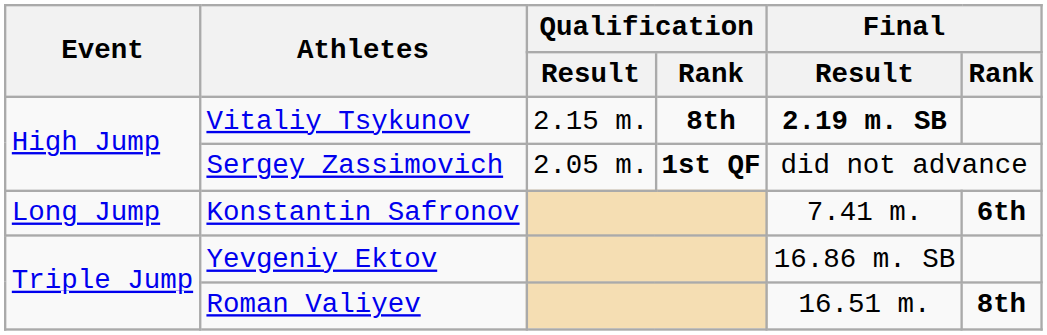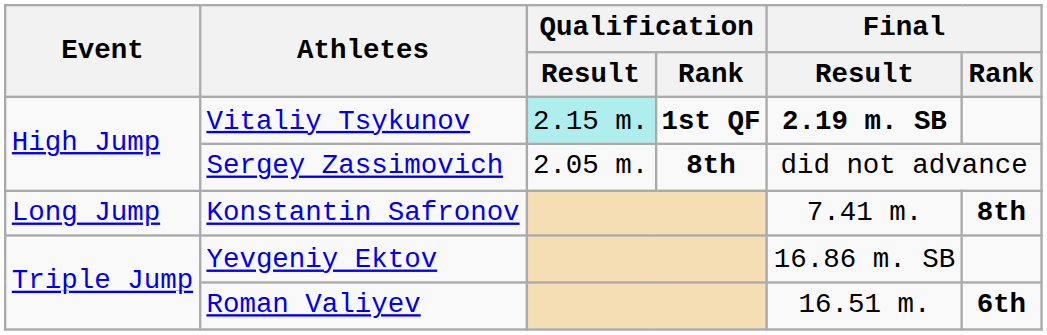(591, 120) no background -> (591, 120) paleturquoise background
(711, 120) 8th -> (711, 120) 1st QF
(711, 167) 1st QF -> (711, 167) 8th
(1001, 213) 6th -> (1001, 213) 8th
(1001, 305) 8th -> (1001, 305) 6th
